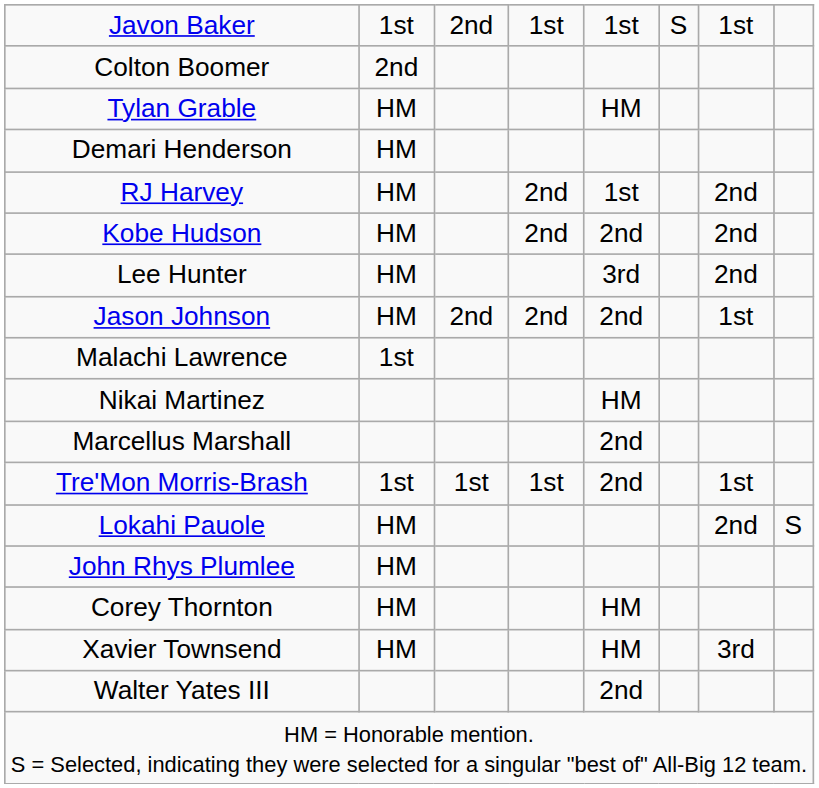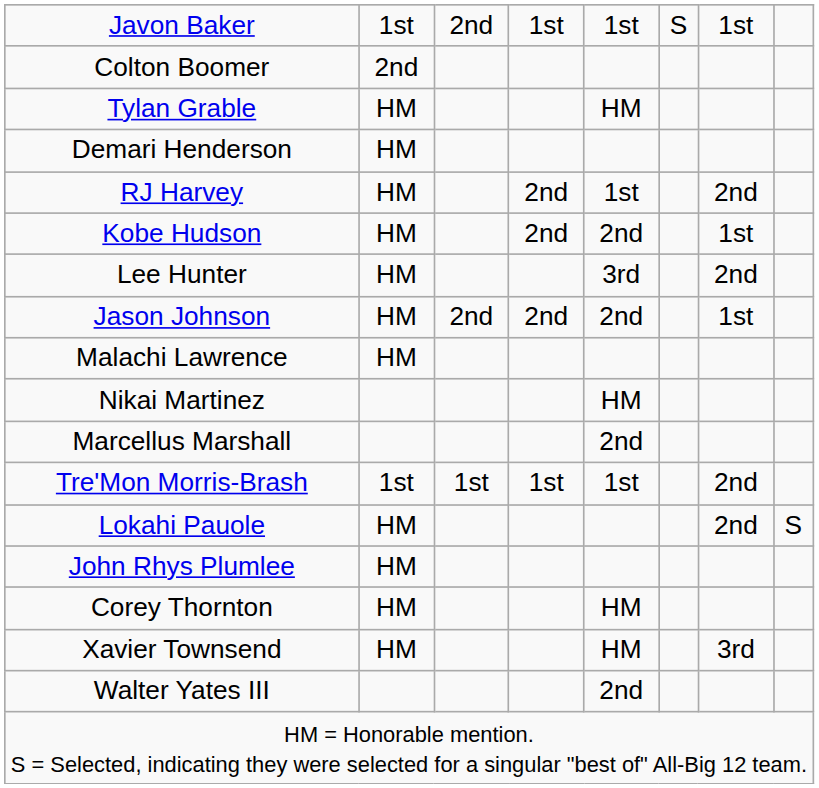(736, 233) 2nd -> (736, 233) 1st
(396, 358) 1st -> (396, 358) HM
(621, 483) 2nd -> (621, 483) 1st
(736, 483) 1st -> (736, 483) 2nd
